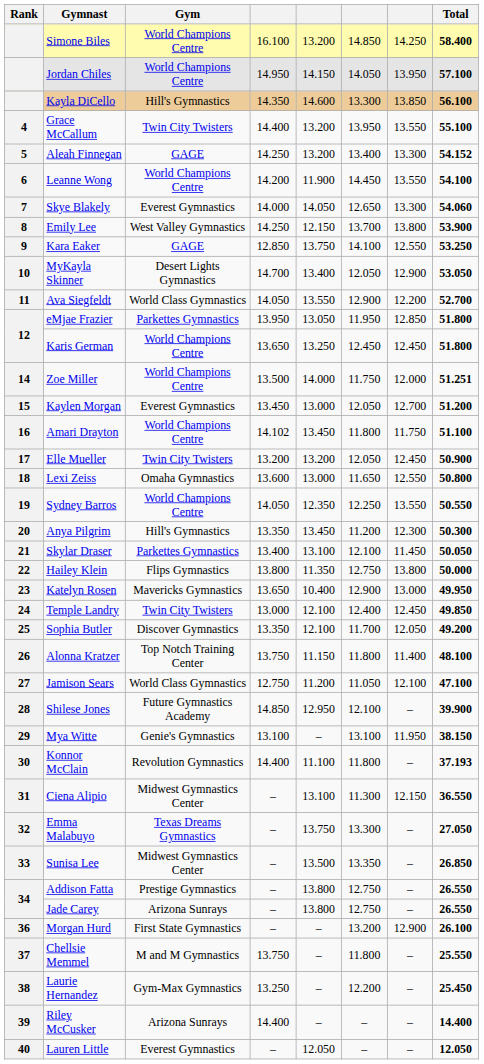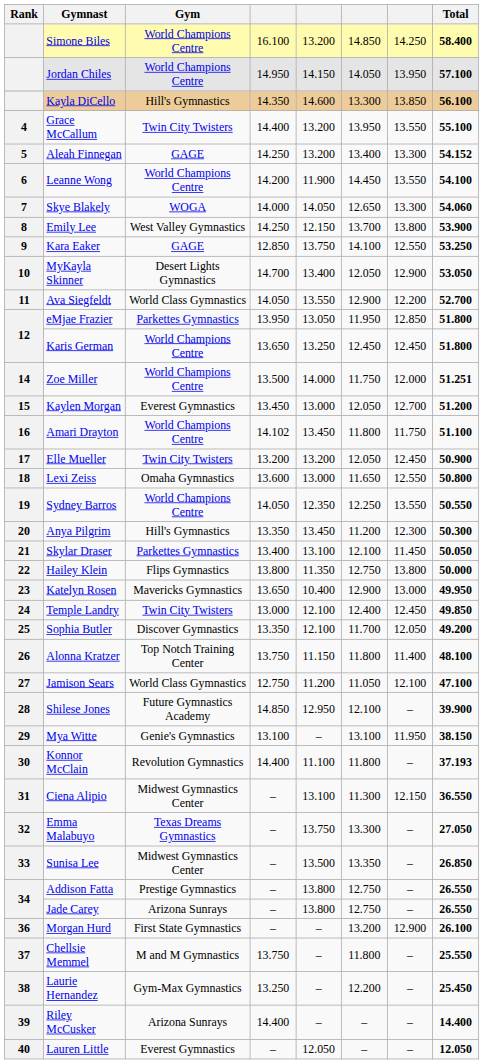(188, 207) Everest Gymnastics -> (188, 207) WOGA
